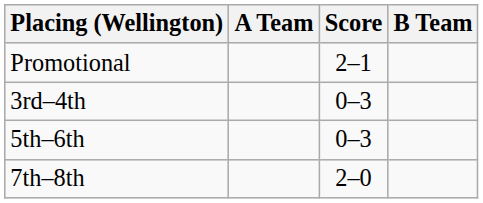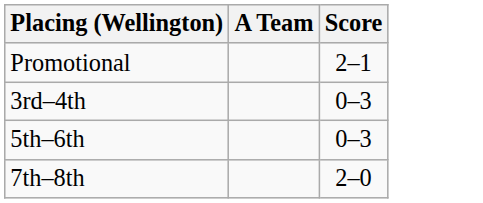- column: (433, 23)
